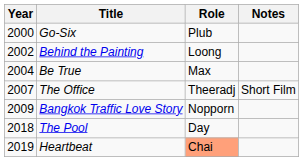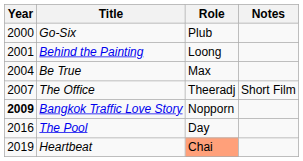(20, 52) 2002 -> (20, 52) 2001
(20, 109) normal -> (20, 109) bold
(20, 128) 2018 -> (20, 128) 2016
